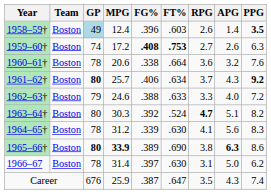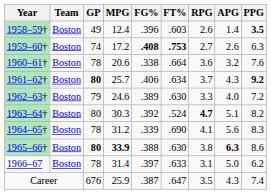(96, 29) lightblue background -> (96, 29) no background
(150, 97) .388 -> (150, 97) .389
(178, 97) .633 -> (178, 97) .630
(178, 130) .630 -> (178, 130) .690
(150, 147) .389 -> (150, 147) .388
(178, 147) .690 -> (178, 147) .630
(178, 164) .630 -> (178, 164) .633
